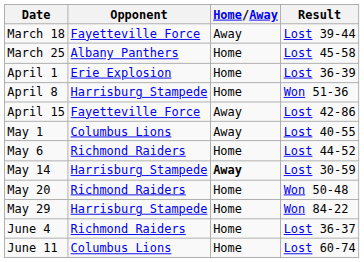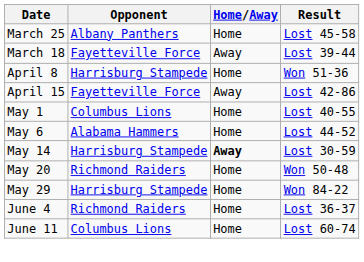rows swapped: (36, 34) <-> (36, 53)
- row: (33, 73)
(228, 131) Away -> (228, 112) Home
(128, 151) Richmond Raiders -> (125, 131) Alabama Hammers
